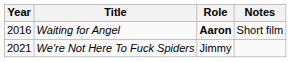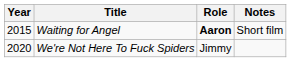(19, 30) 2016 -> (19, 30) 2015
(19, 48) 2021 -> (19, 48) 2020
